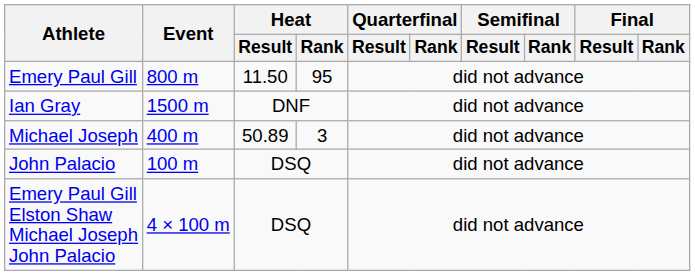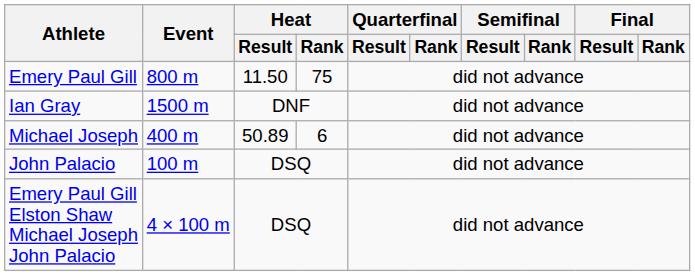(322, 77) 95 -> (322, 77) 75
(322, 135) 3 -> (322, 135) 6
